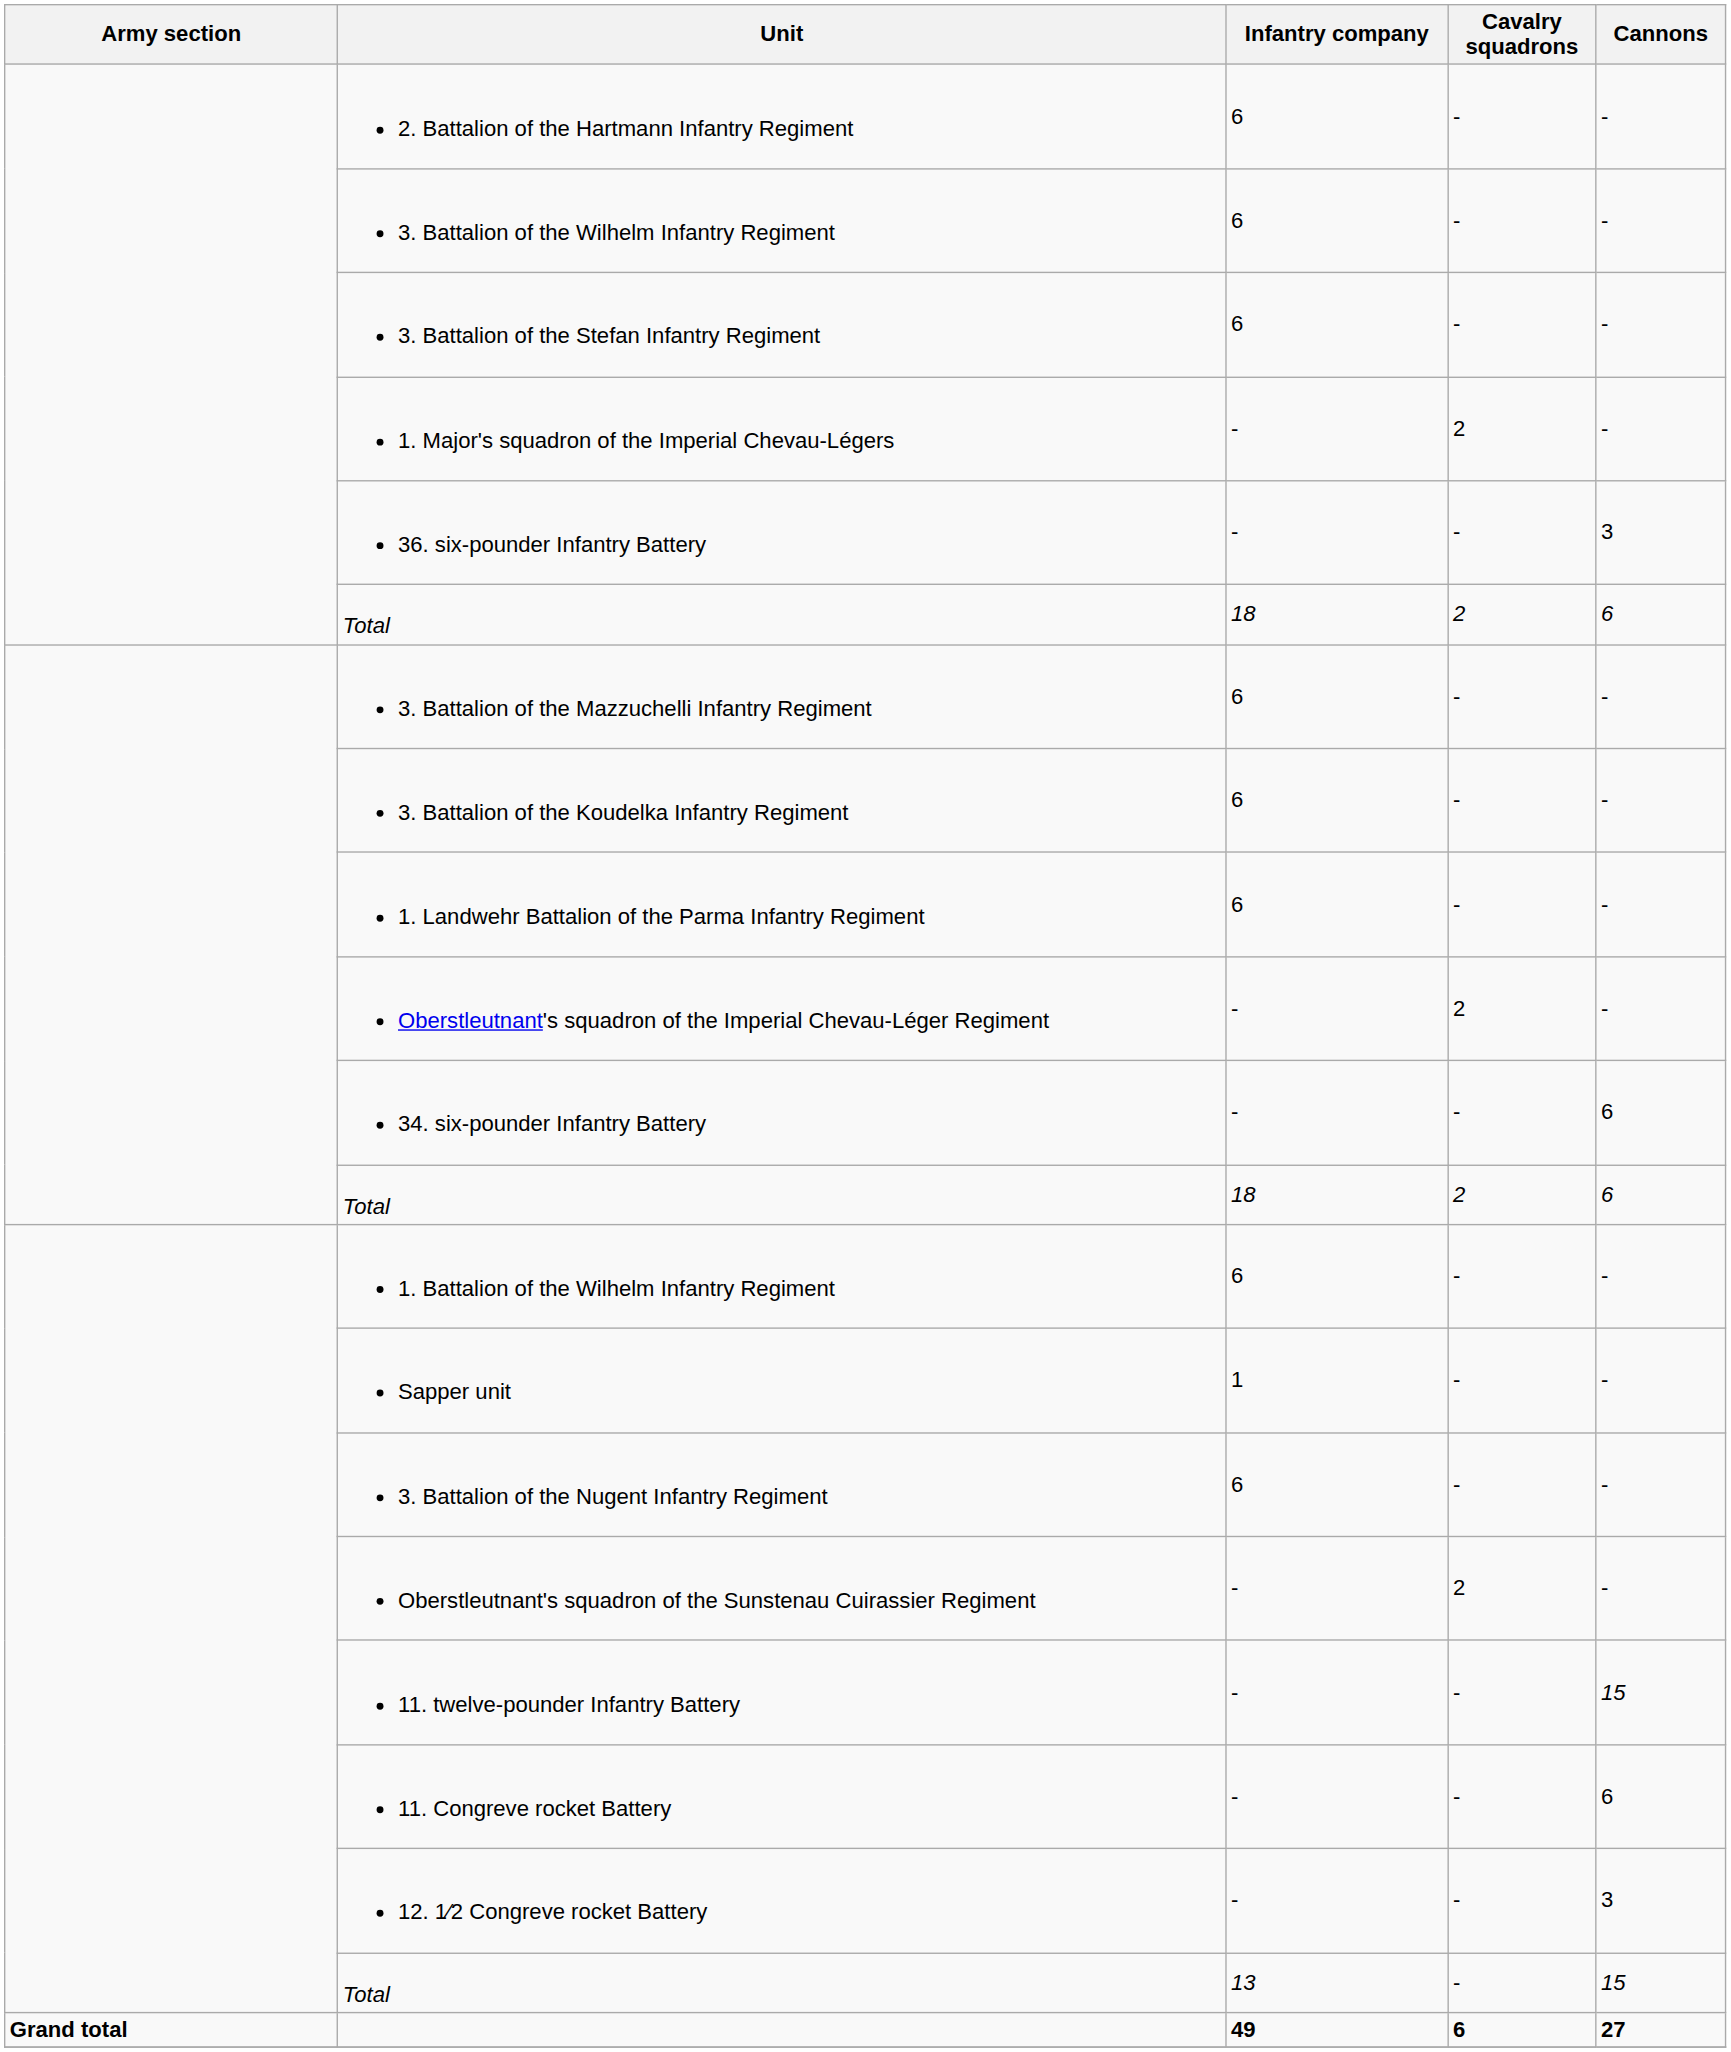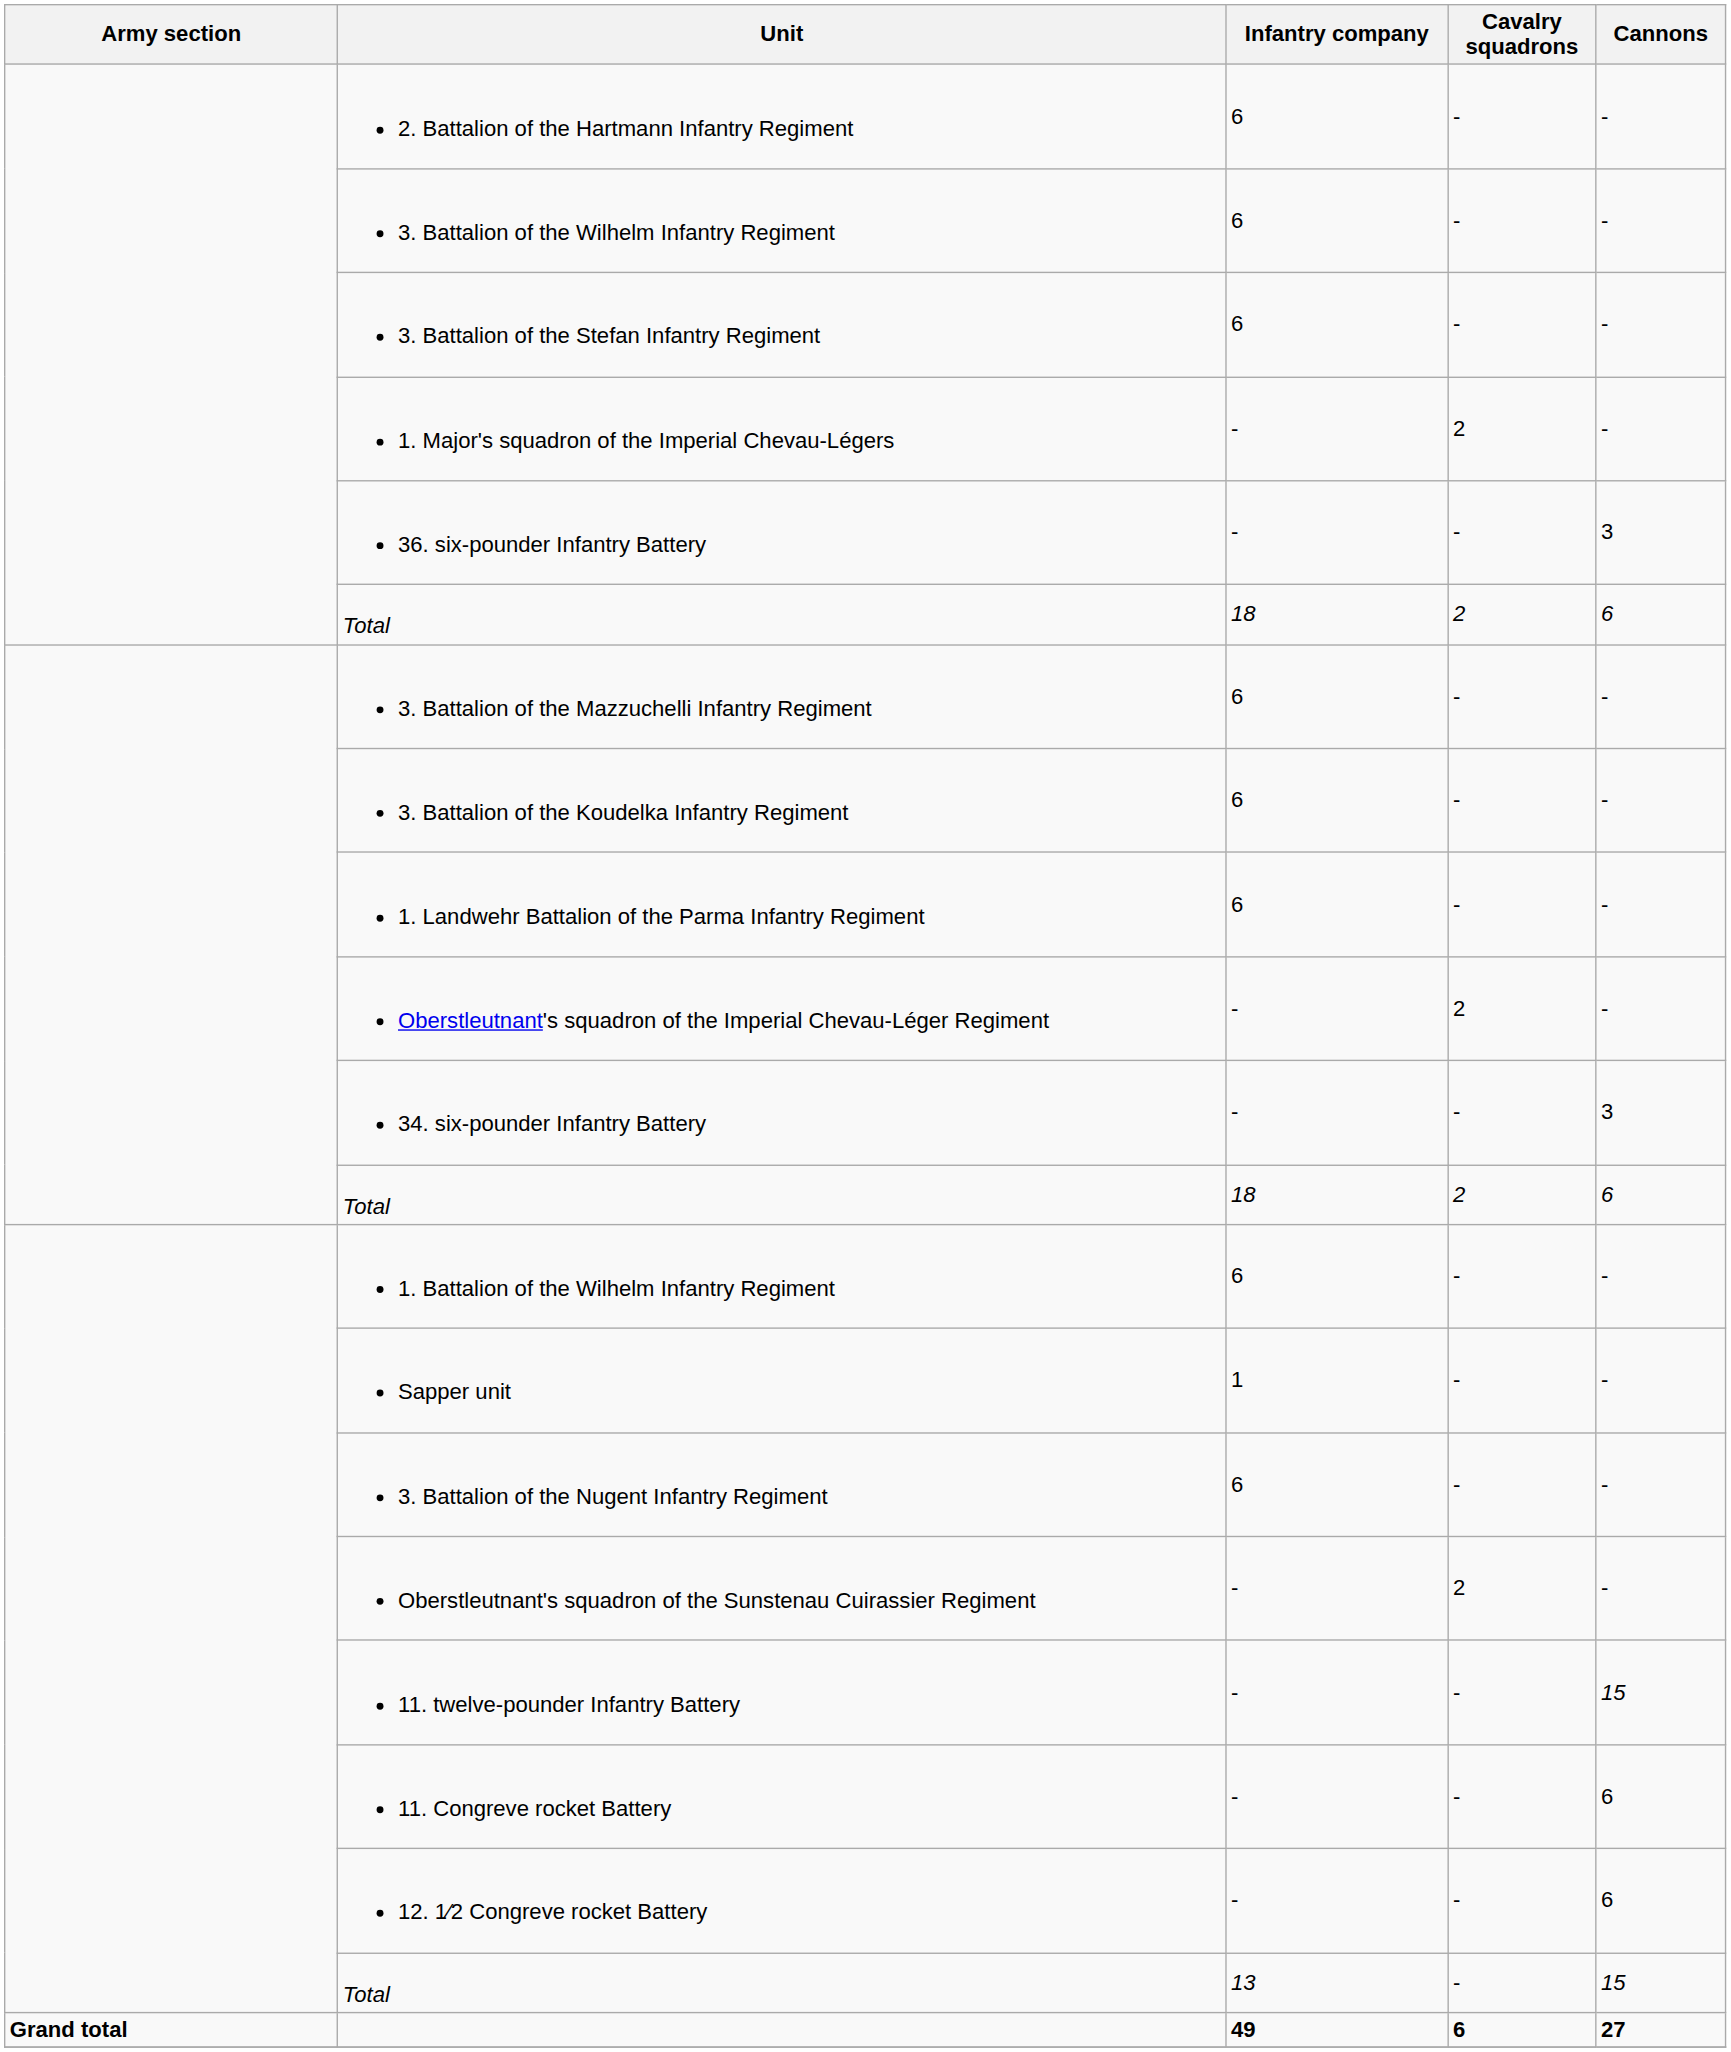(1607, 1112) 6 -> (1607, 1112) 3
(1607, 1900) 3 -> (1607, 1900) 6
